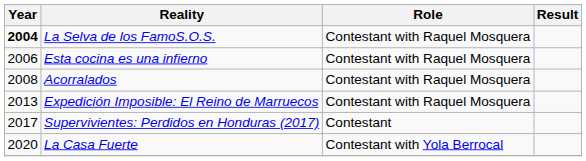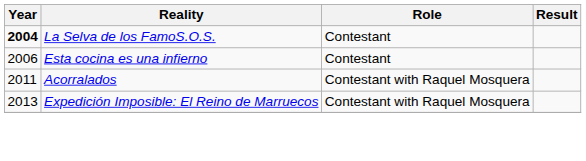(428, 36) Contestant with Raquel Mosquera -> (358, 36) Contestant
(428, 58) Contestant with Raquel Mosquera -> (358, 58) Contestant
(23, 79) 2008 -> (22, 79) 2011
- row: (182, 123)
- row: (91, 144)
